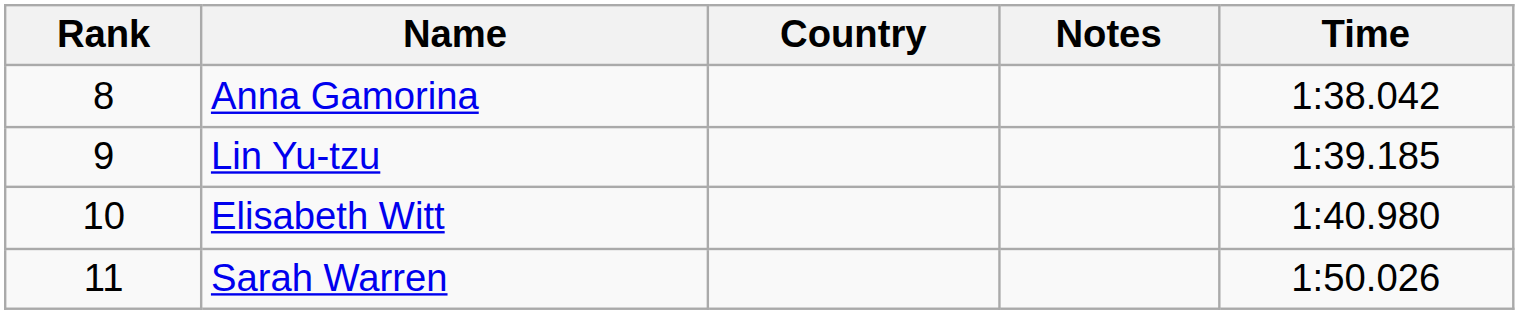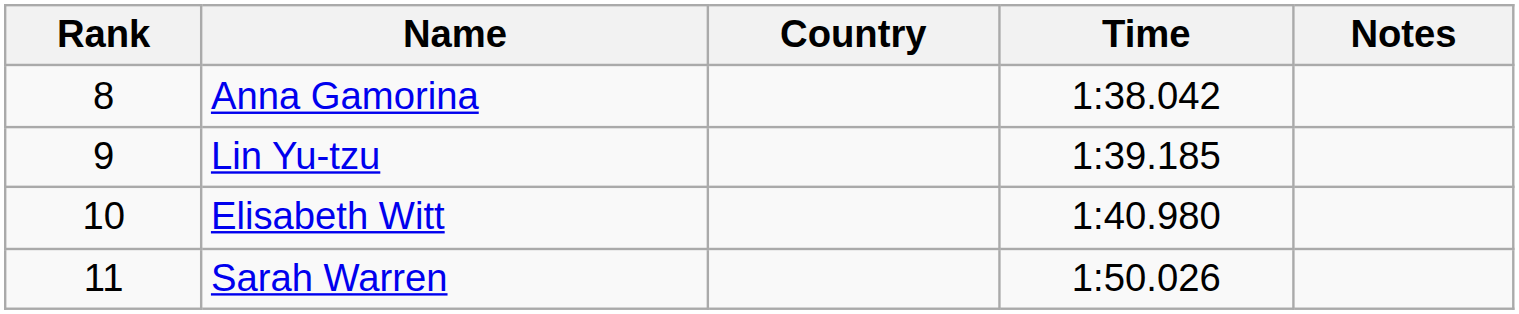columns swapped: (1366, 34) <-> (1109, 34)
